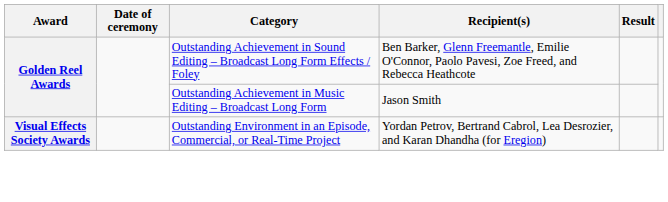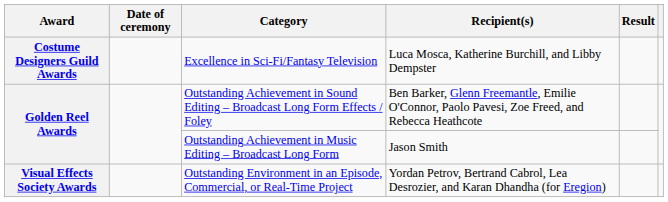+ row: (281, 60)
